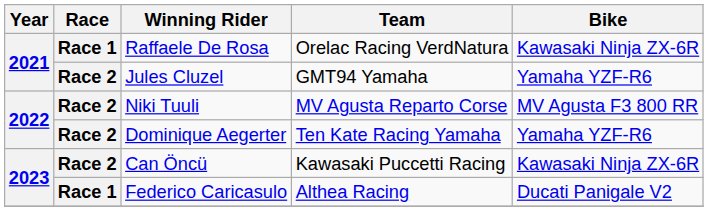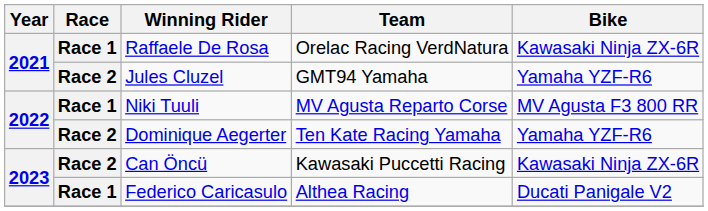(87, 106) Race 2 -> (87, 106) Race 1
